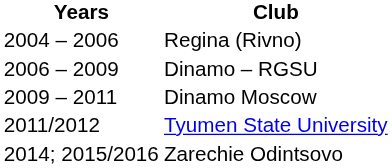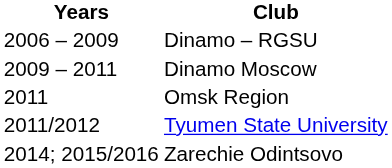- row: (233, 40)
+ row: (227, 97)
